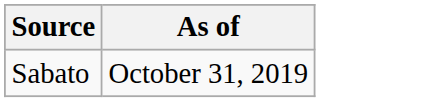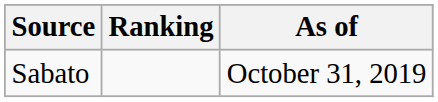+ column: (161, 27)
